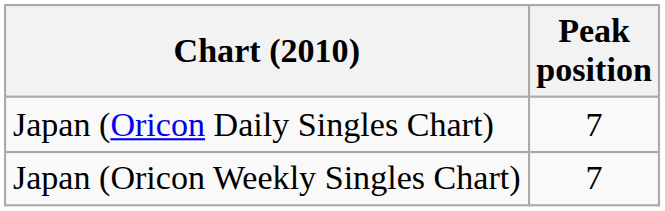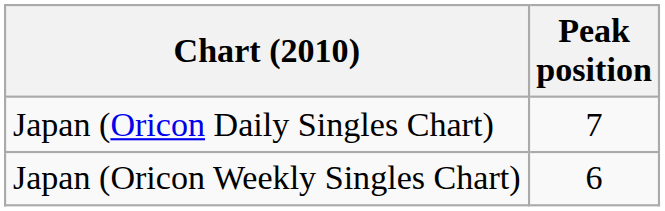(594, 177) 7 -> (594, 177) 6
